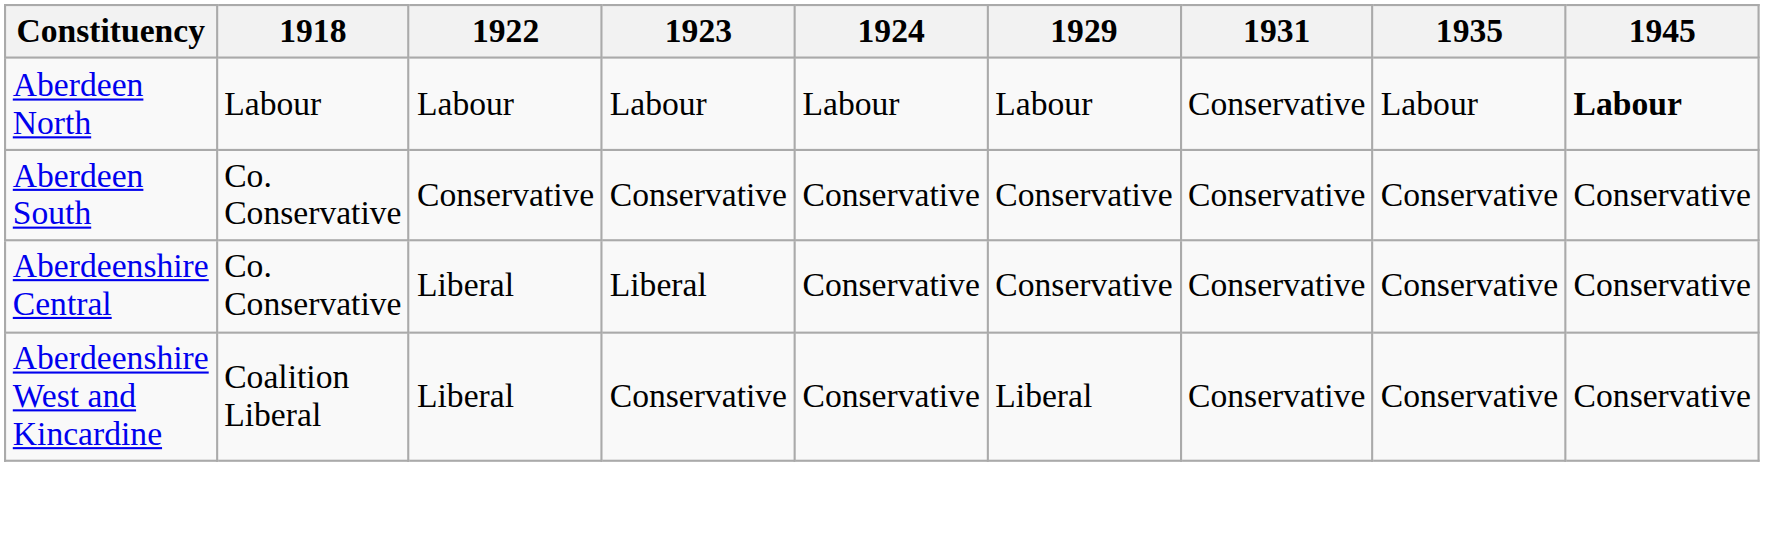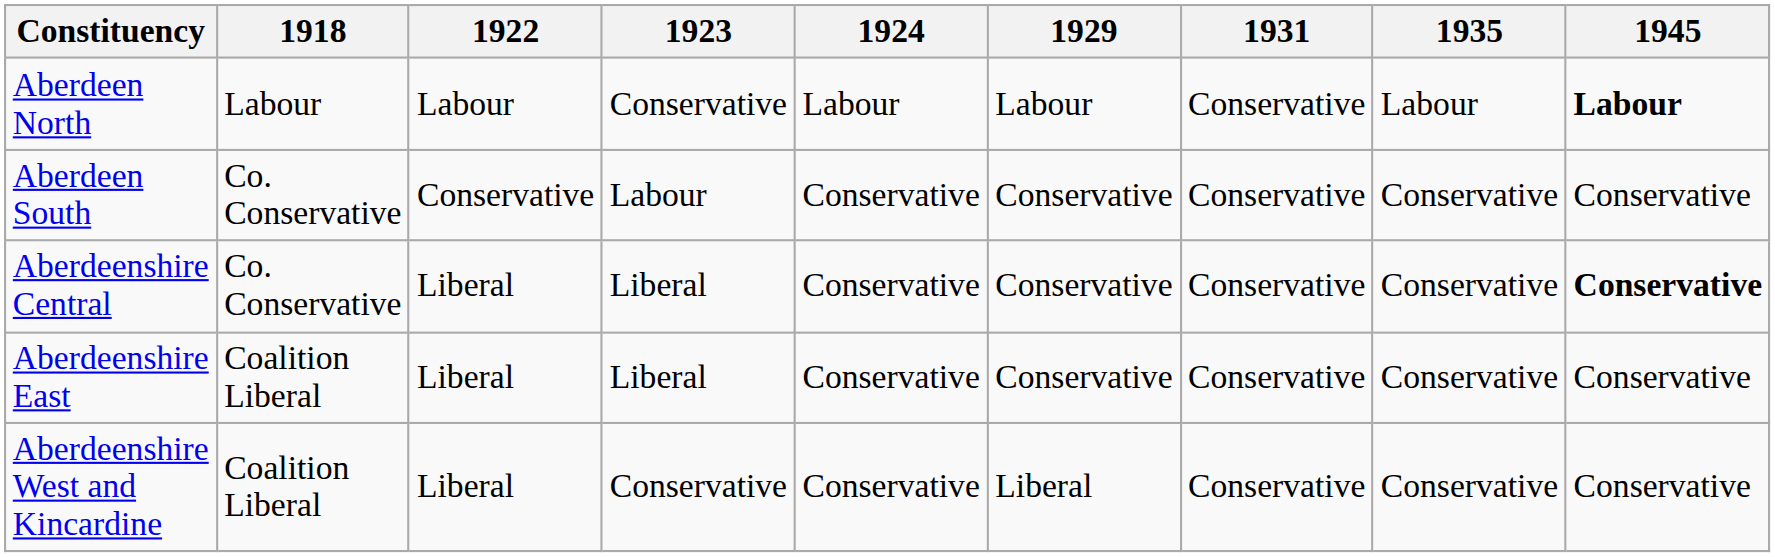(658, 103) Labour -> (698, 103) Conservative
(698, 194) Conservative -> (658, 194) Labour
(1662, 285) normal -> (1668, 285) bold
+ row: (111, 376)
